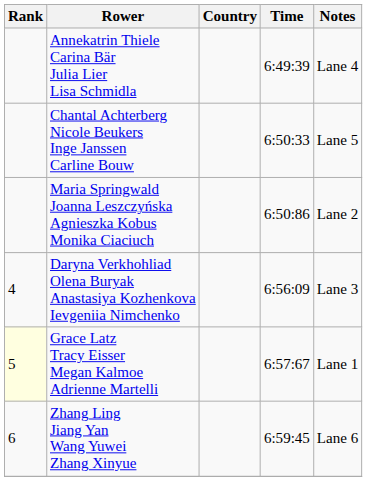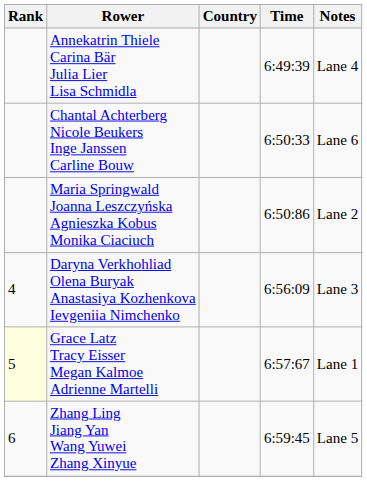(337, 140) Lane 5 -> (337, 140) Lane 6
(337, 438) Lane 6 -> (337, 438) Lane 5
